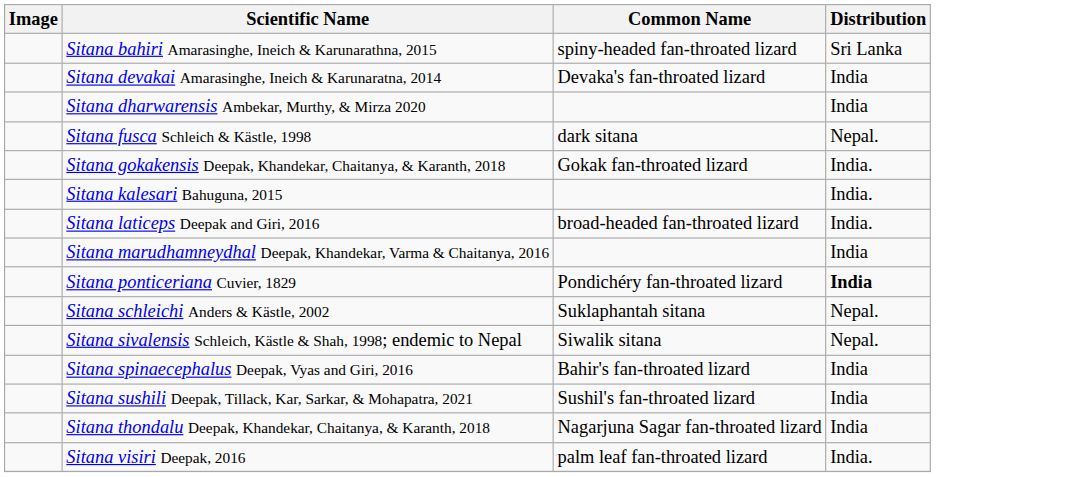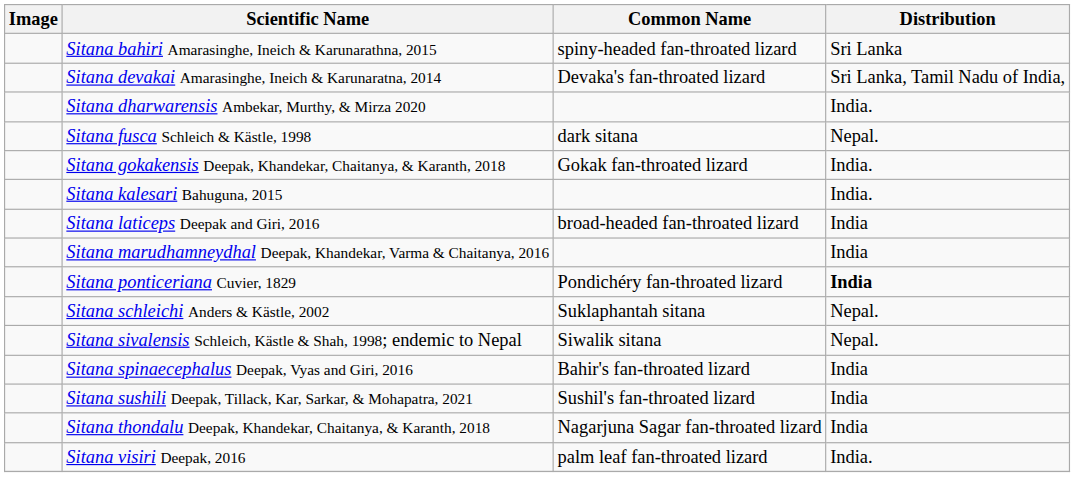(849, 77) India -> (948, 77) Sri Lanka, Tamil Nadu of India,
(849, 106) India -> (851, 106) India.
(851, 223) India. -> (849, 223) India
